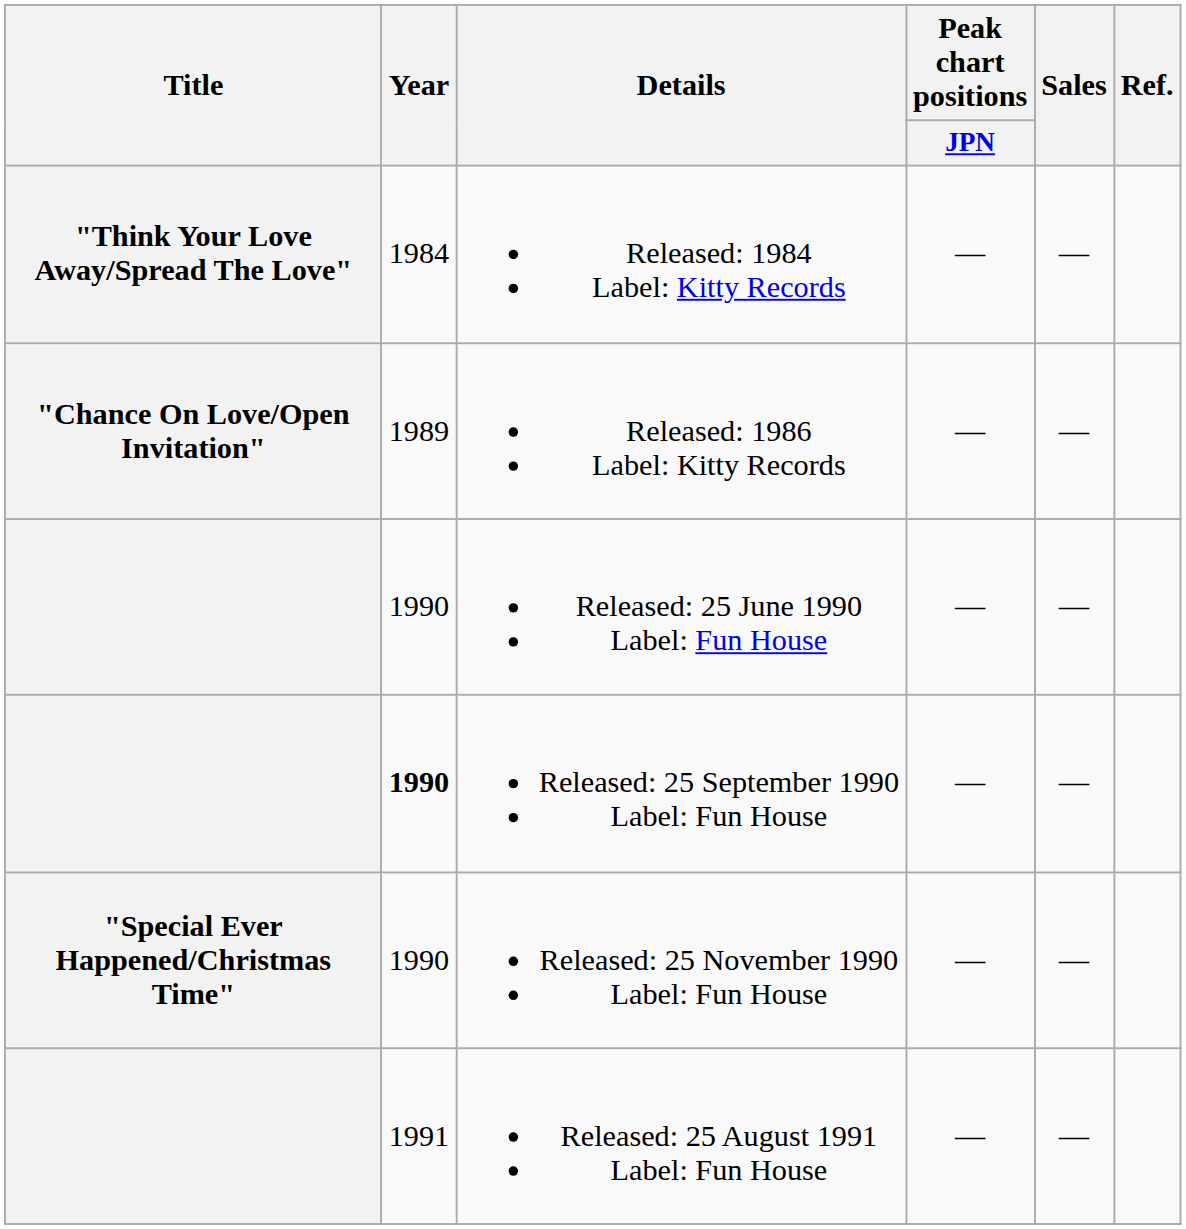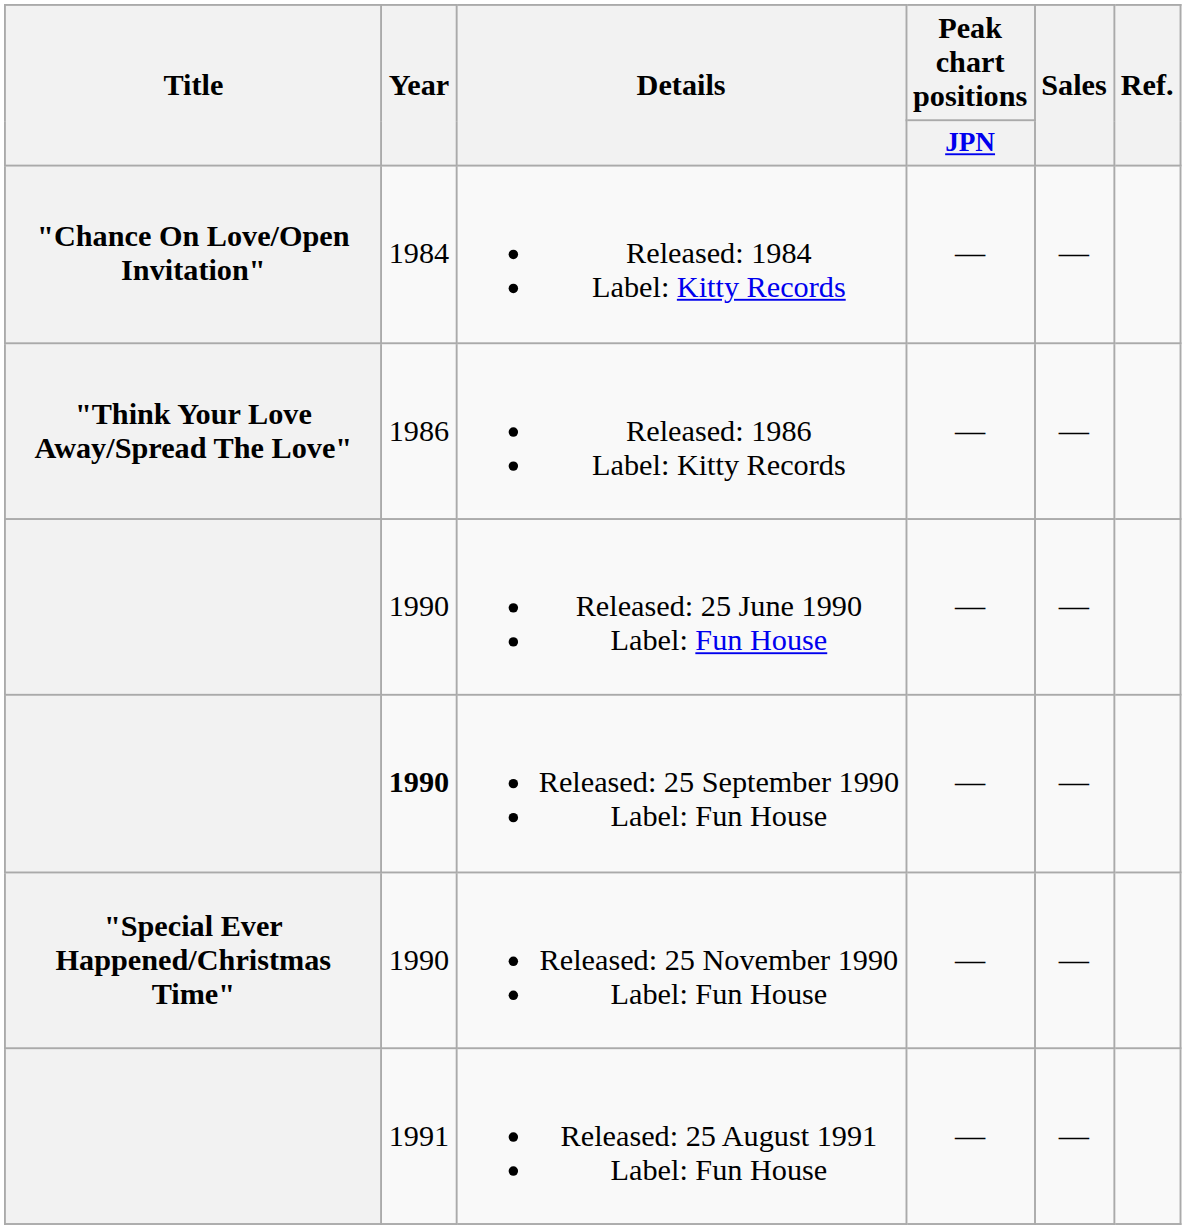(193, 253) "Think Your Love Away/Spread The Love" -> (193, 253) "Chance On Love/Open Invitation"
(193, 430) "Chance On Love/Open Invitation" -> (193, 430) "Think Your Love Away/Spread The Love"
(419, 430) 1989 -> (419, 430) 1986
